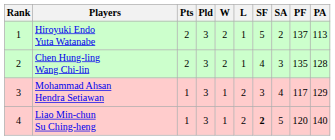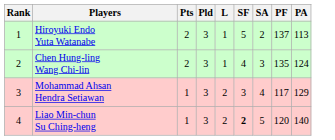- column: (225, 13)
(320, 64) 128 -> (301, 64) 124
